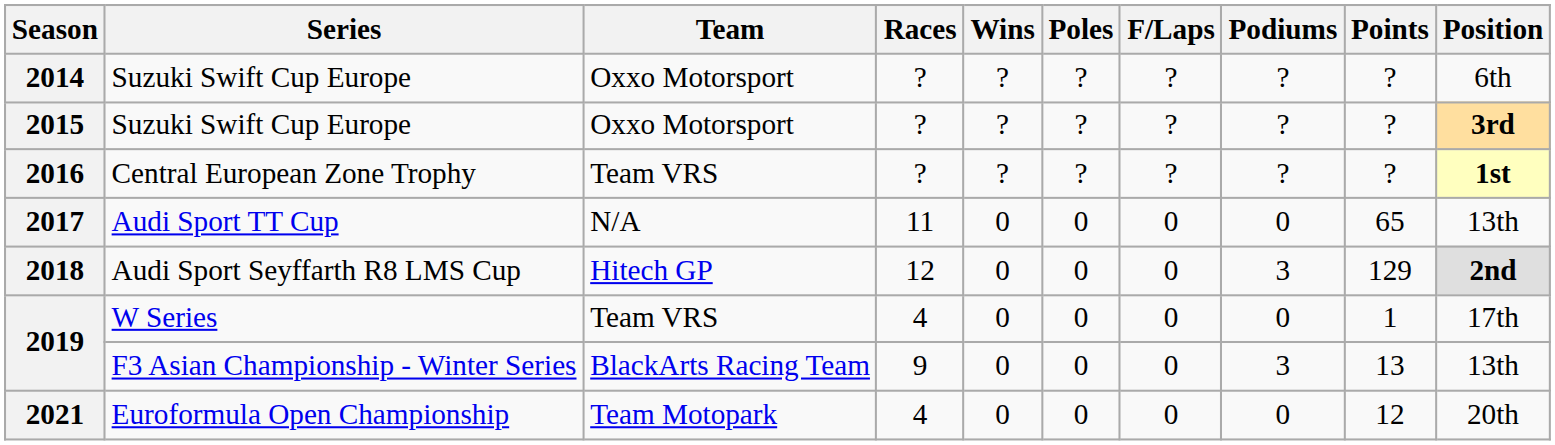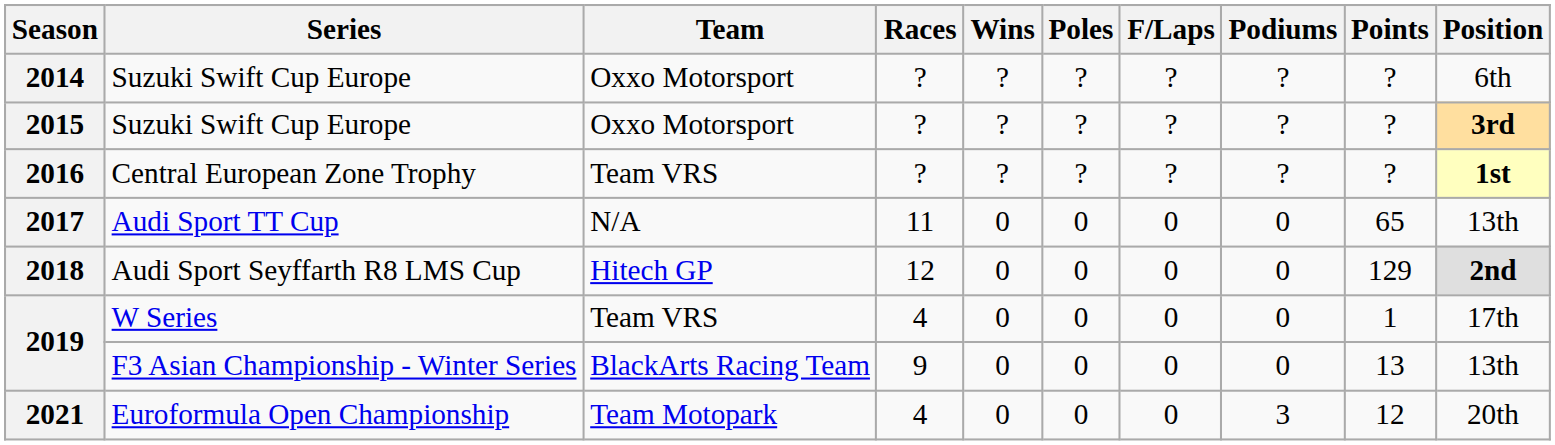(1283, 270) 3 -> (1283, 270) 0
(1283, 366) 3 -> (1283, 366) 0
(1283, 414) 0 -> (1283, 414) 3
